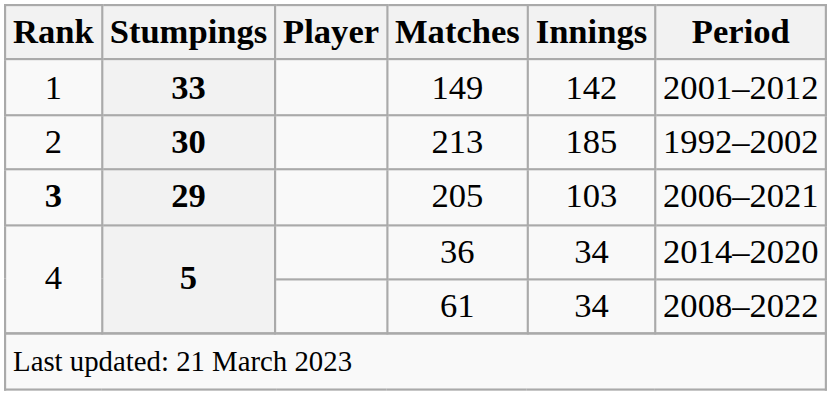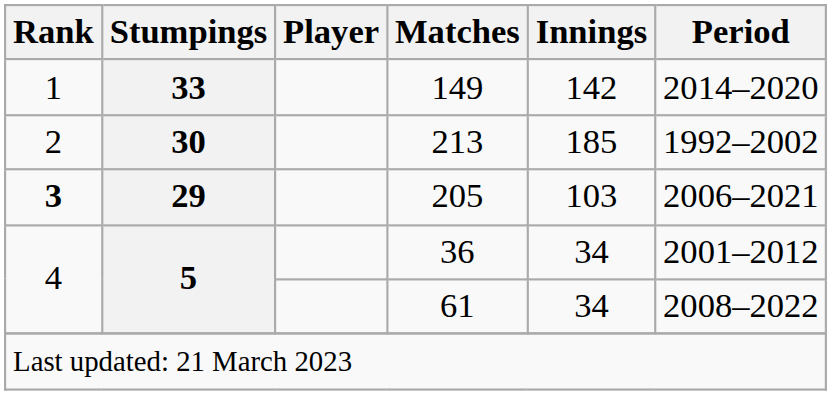(741, 86) 2001–2012 -> (741, 86) 2014–2020
(741, 251) 2014–2020 -> (741, 251) 2001–2012
